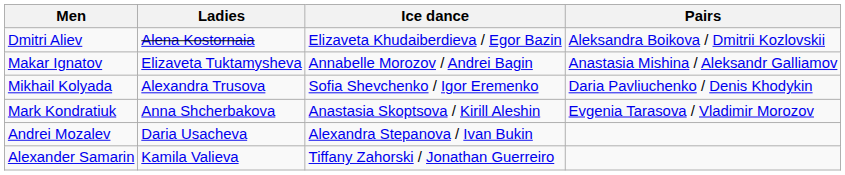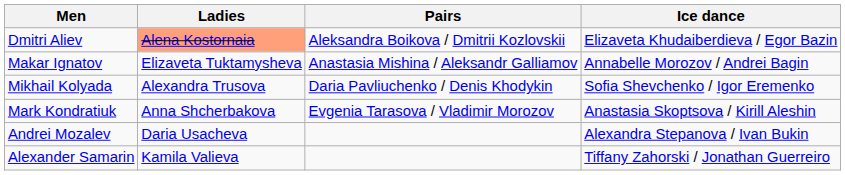columns swapped: (703, 16) <-> (435, 16)
(198, 39) no background -> (198, 39) lightsalmon background
